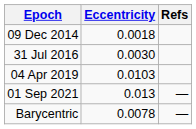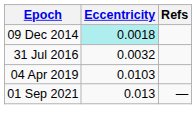(136, 35) no background -> (136, 35) paleturquoise background
(136, 54) 0.0030 -> (136, 54) 0.0032
- row: (47, 114)
